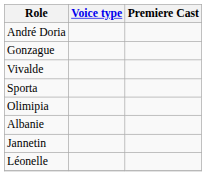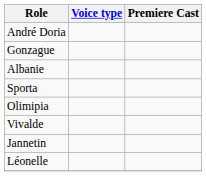rows swapped: (25, 69) <-> (26, 124)
